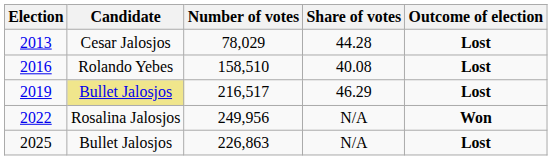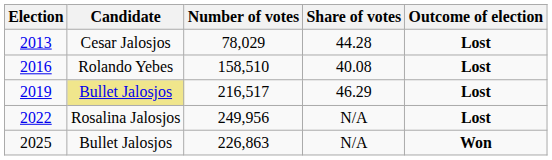(476, 117) Won -> (476, 117) Lost
(476, 142) Lost -> (476, 142) Won
